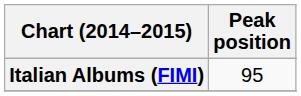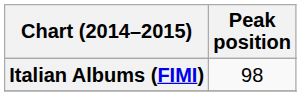(252, 74) 95 -> (252, 74) 98
